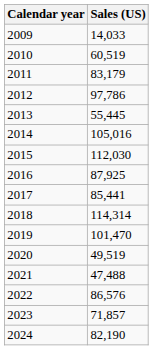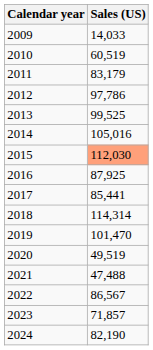(108, 114) 55,445 -> (108, 114) 99,525
(111, 154) no background -> (111, 154) lightsalmon background
(108, 295) 86,576 -> (108, 295) 86,567
